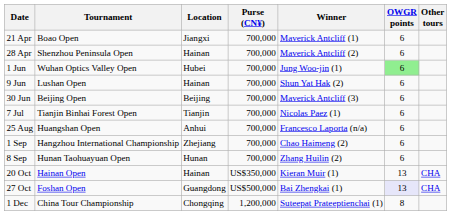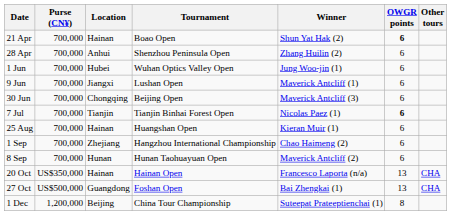columns swapped: (108, 17) <-> (253, 17)
(196, 38) Jiangxi -> (100, 38) Hainan
(319, 38) Maverick Antcliff (1) -> (312, 38) Shun Yat Hak (2)
(402, 38) normal -> (402, 38) bold
(196, 53) Hainan -> (99, 53) Anhui
(319, 53) Maverick Antcliff (2) -> (311, 53) Zhang Huilin (2)
(402, 68) lightgreen background -> (402, 68) no background
(196, 83) Hainan -> (100, 83) Jiangxi
(312, 83) Shun Yat Hak (2) -> (319, 83) Maverick Antcliff (1)
(197, 98) Beijing -> (108, 98) Chongqing
(402, 113) normal -> (402, 113) bold
(195, 128) Anhui -> (100, 128) Hainan
(324, 128) Francesco Laporta (n/a) -> (309, 128) Kieran Muir (1)
(311, 158) Zhang Huilin (2) -> (319, 158) Maverick Antcliff (2)
(309, 173) Kieran Muir (1) -> (324, 173) Francesco Laporta (n/a)
(402, 188) lavender background -> (402, 188) no background
(203, 203) Chongqing -> (101, 203) Beijing
